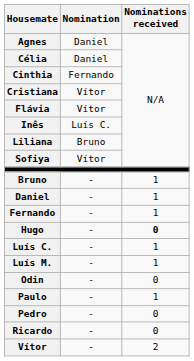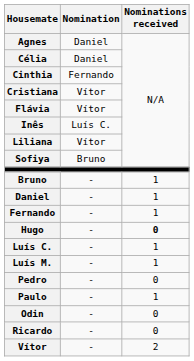(91, 141) Bruno -> (91, 141) Vítor
(91, 158) Vítor -> (91, 158) Bruno
rows swapped: (32, 280) <-> (32, 313)
